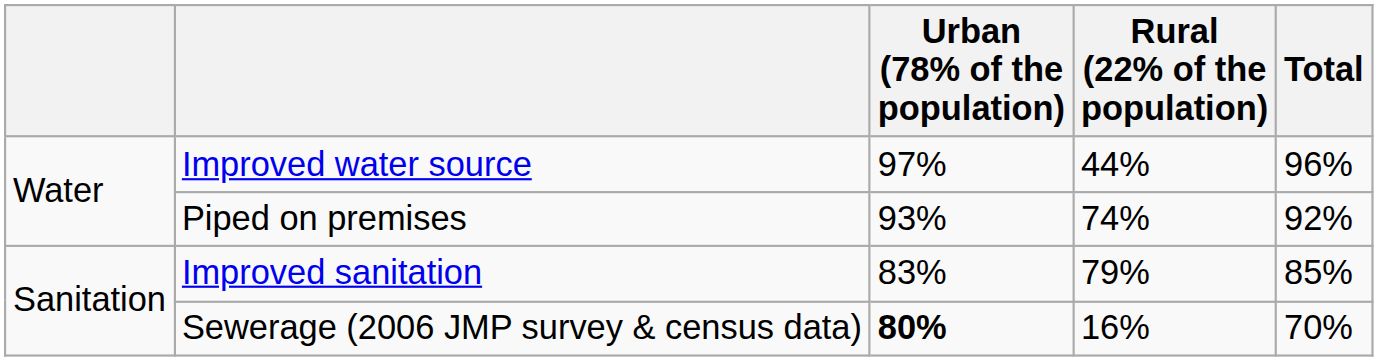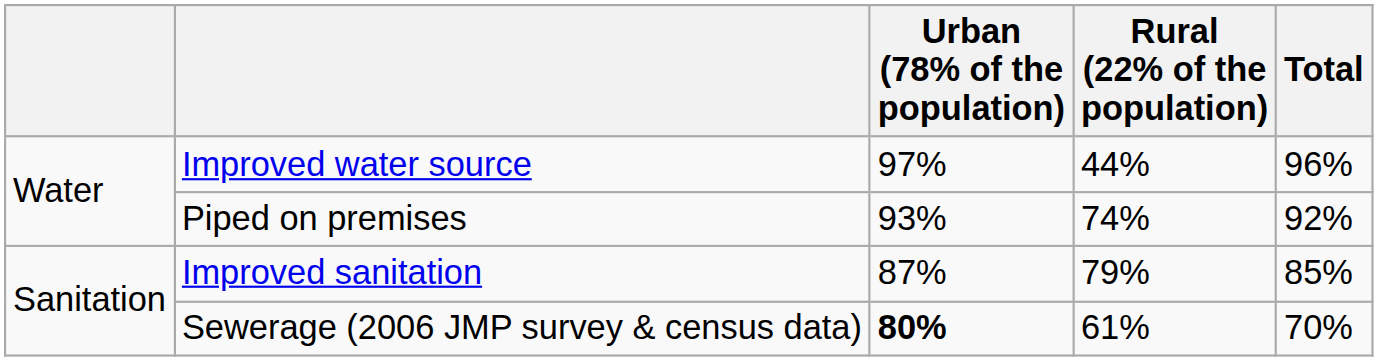(912, 272) 83% -> (912, 272) 87%
(1115, 327) 16% -> (1115, 327) 61%
